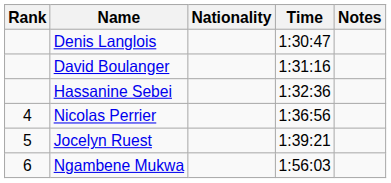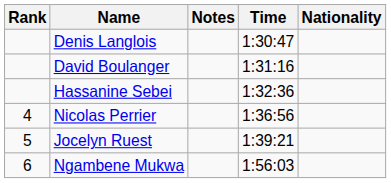columns swapped: (231, 17) <-> (360, 17)
